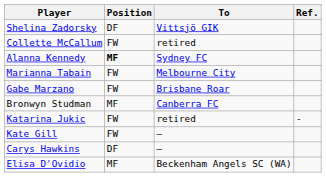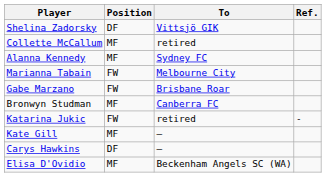(112, 42) FW -> (112, 42) MF
(112, 58) bold -> (112, 58) normal
(112, 134) FW -> (112, 134) MF
